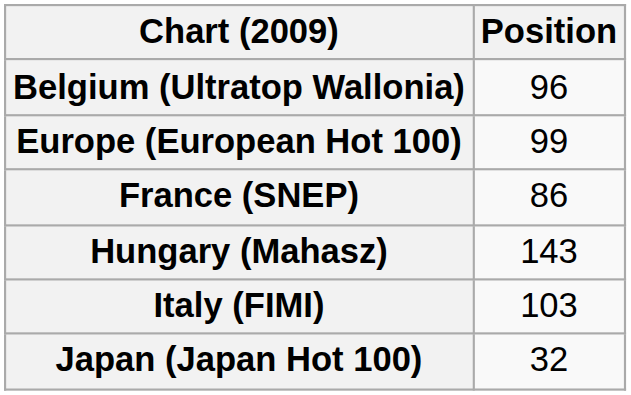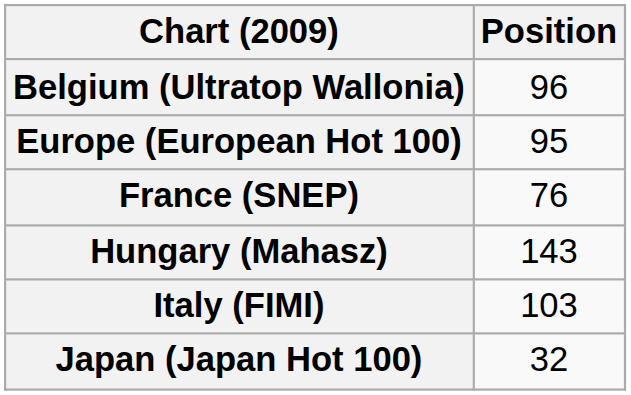(549, 141) 99 -> (549, 141) 95
(549, 196) 86 -> (549, 196) 76
